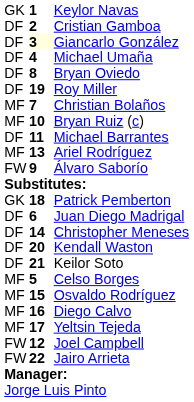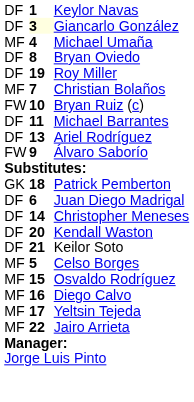(15, 10) GK -> (14, 10) DF
- row: (107, 26)
(14, 57) DF -> (15, 42) MF
(15, 121) MF -> (15, 105) FW
(15, 152) MF -> (14, 137) DF
- row: (99, 343)
(15, 358) FW -> (15, 327) MF
